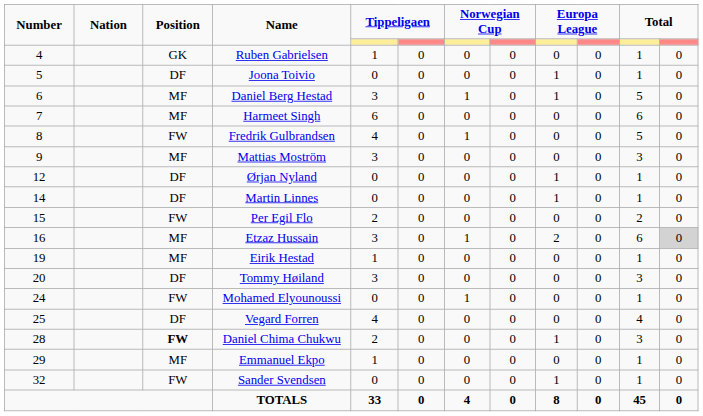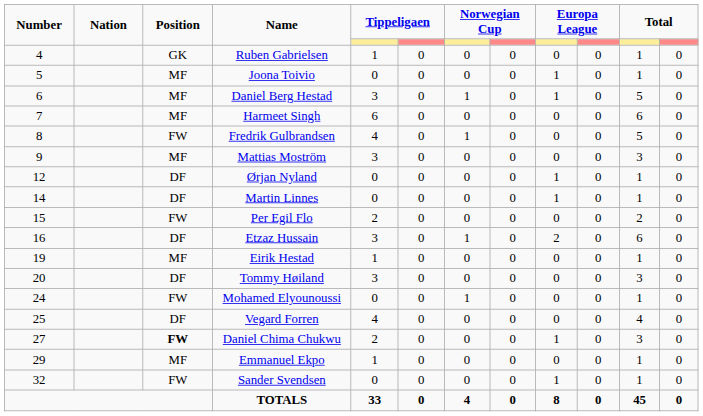(178, 75) DF -> (178, 75) MF
(178, 237) MF -> (178, 237) DF
(679, 237) lightgrey background -> (679, 237) no background
(39, 339) 28 -> (39, 339) 27
